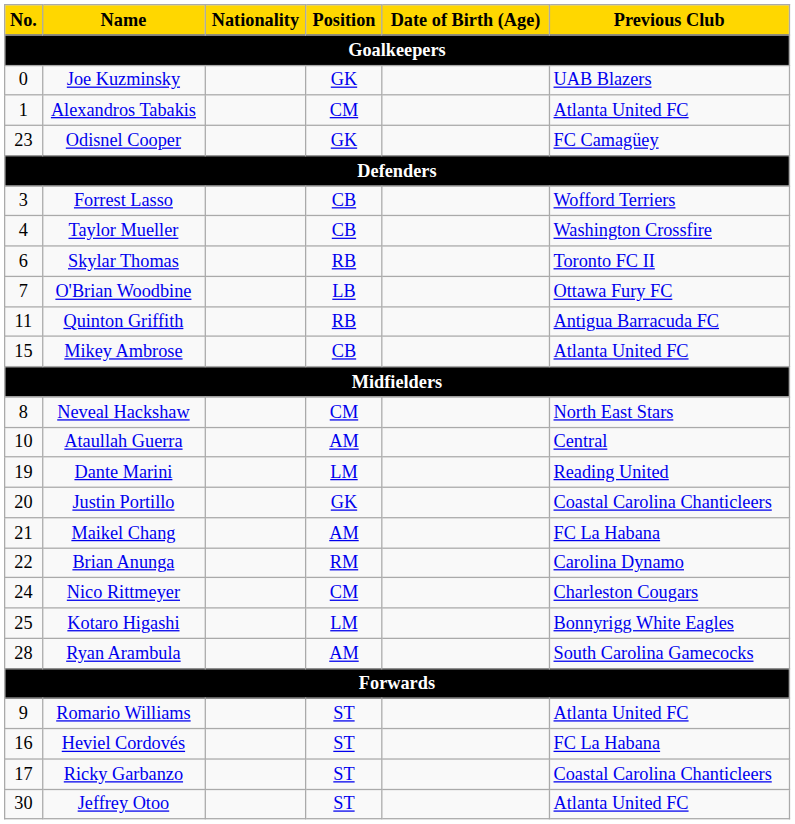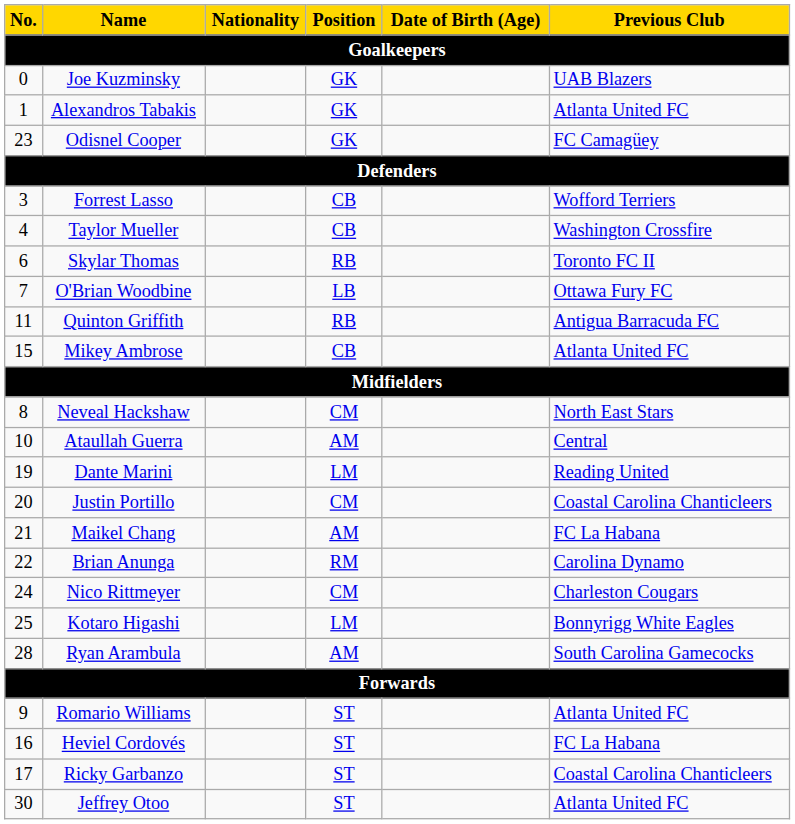(344, 110) CM -> (344, 110) GK
(344, 502) GK -> (344, 502) CM
